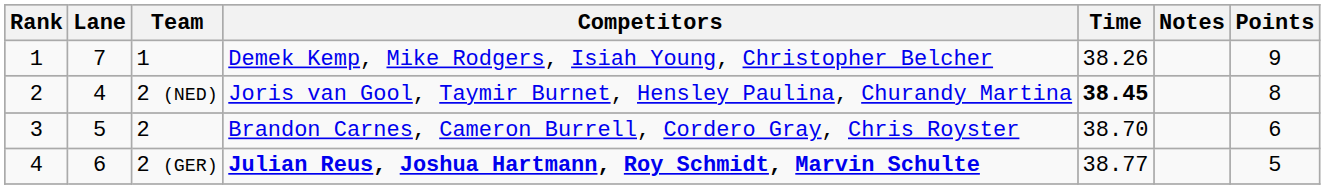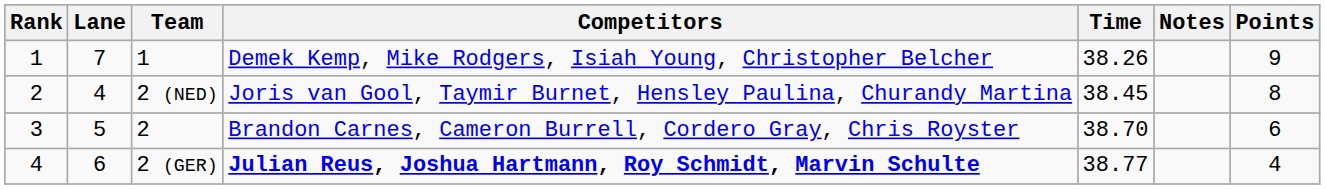(1116, 94) bold -> (1116, 94) normal
(1275, 166) 5 -> (1275, 166) 4
